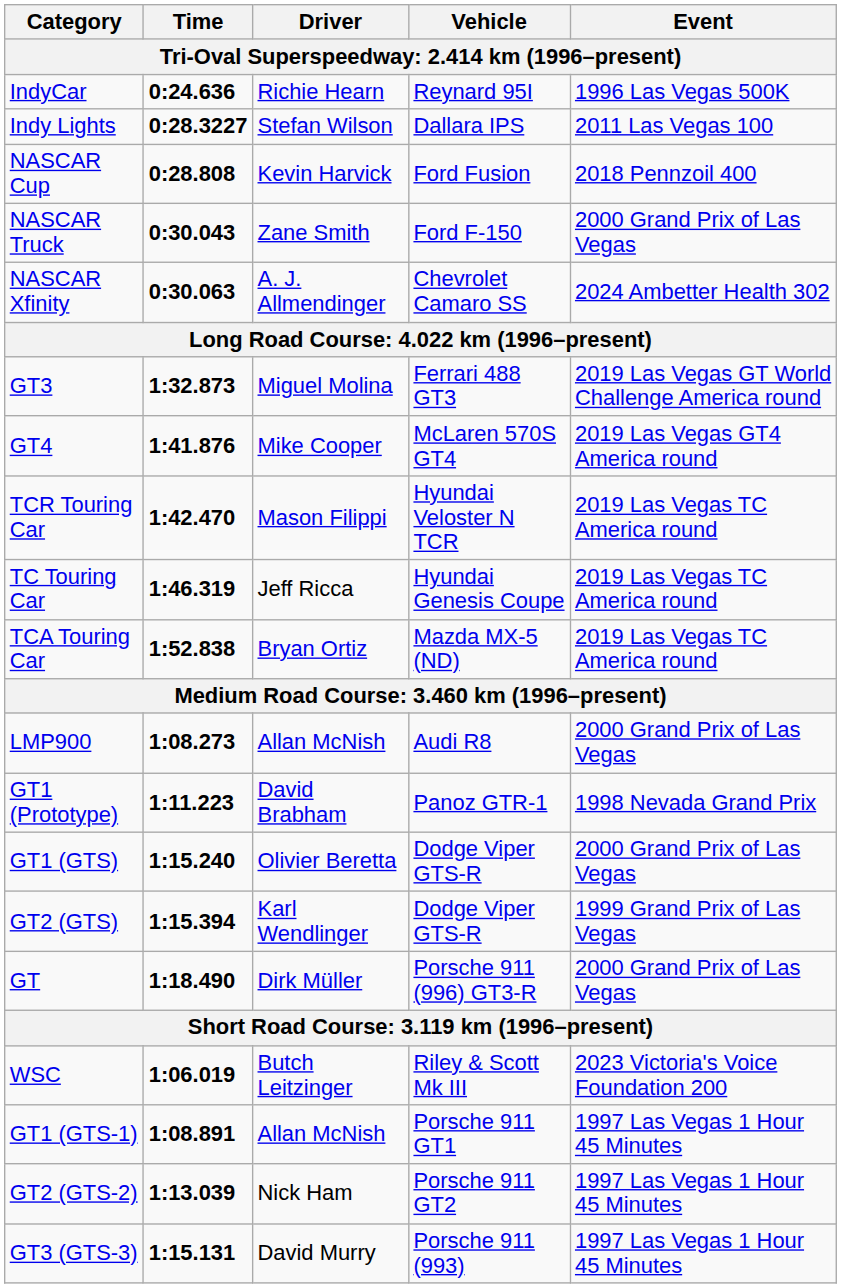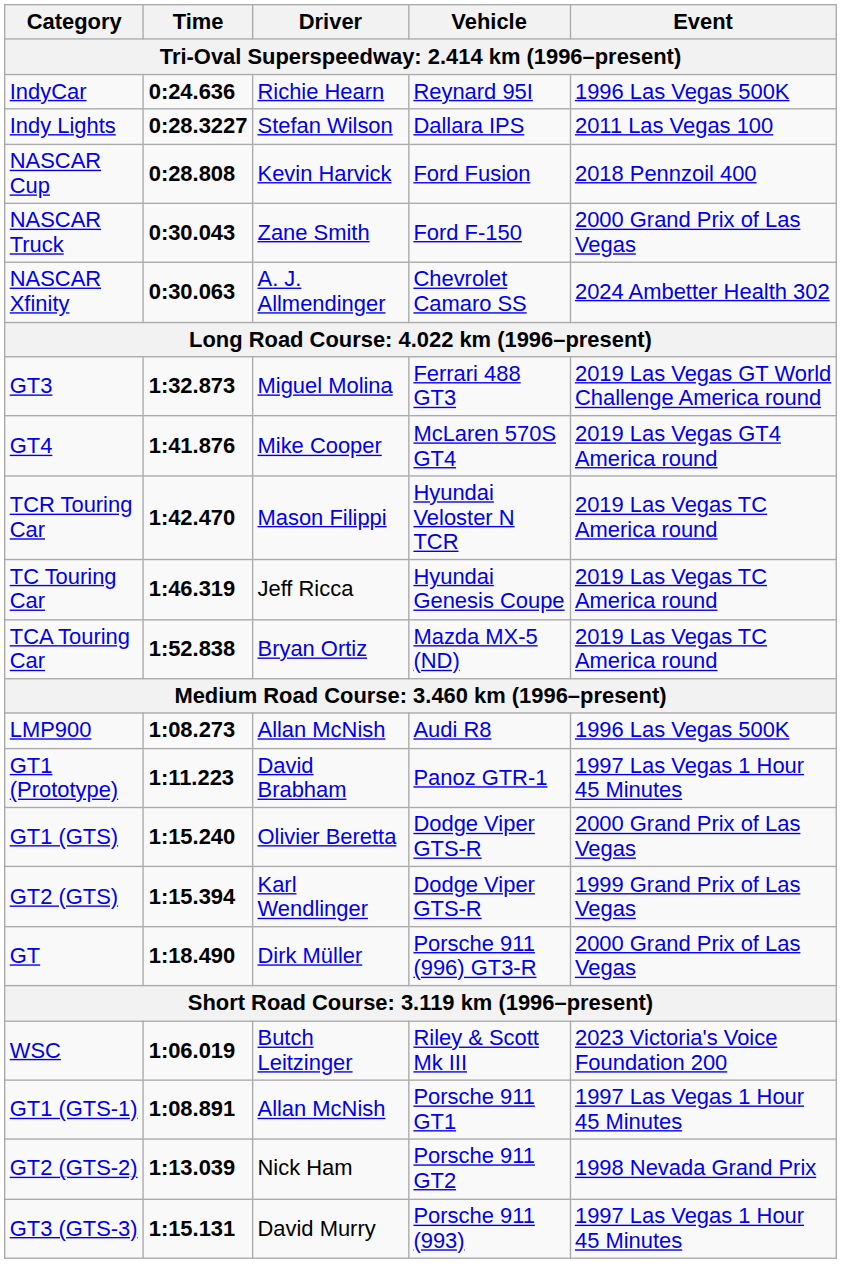(688, 742) 2000 Grand Prix of Las Vegas -> (682, 730) 1996 Las Vegas 500K
(696, 802) 1998 Nevada Grand Prix -> (690, 777) 1997 Las Vegas 1 Hour 45 Minutes
(690, 1193) 1997 Las Vegas 1 Hour 45 Minutes -> (696, 1168) 1998 Nevada Grand Prix
